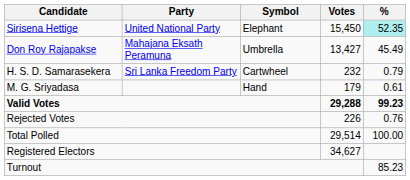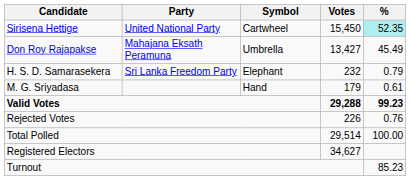(263, 28) Elephant -> (265, 28) Cartwheel
(265, 71) Cartwheel -> (263, 71) Elephant
